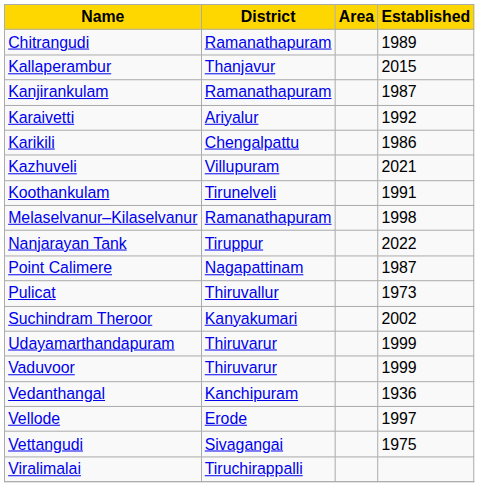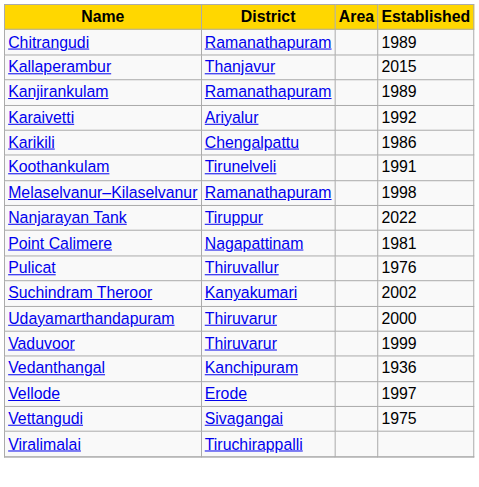(399, 92) 1987 -> (399, 92) 1989
- row: (42, 167)
(399, 268) 1987 -> (399, 243) 1981
(399, 293) 1973 -> (399, 268) 1976
(399, 343) 1999 -> (399, 318) 2000
